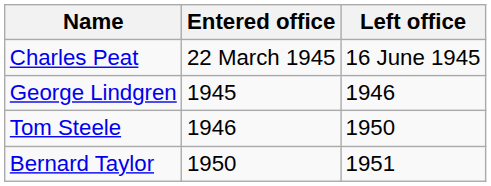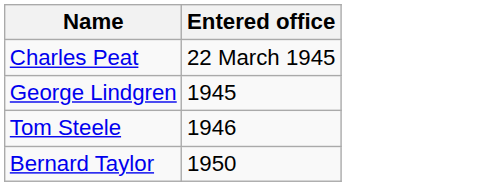- column: (413, 22)
